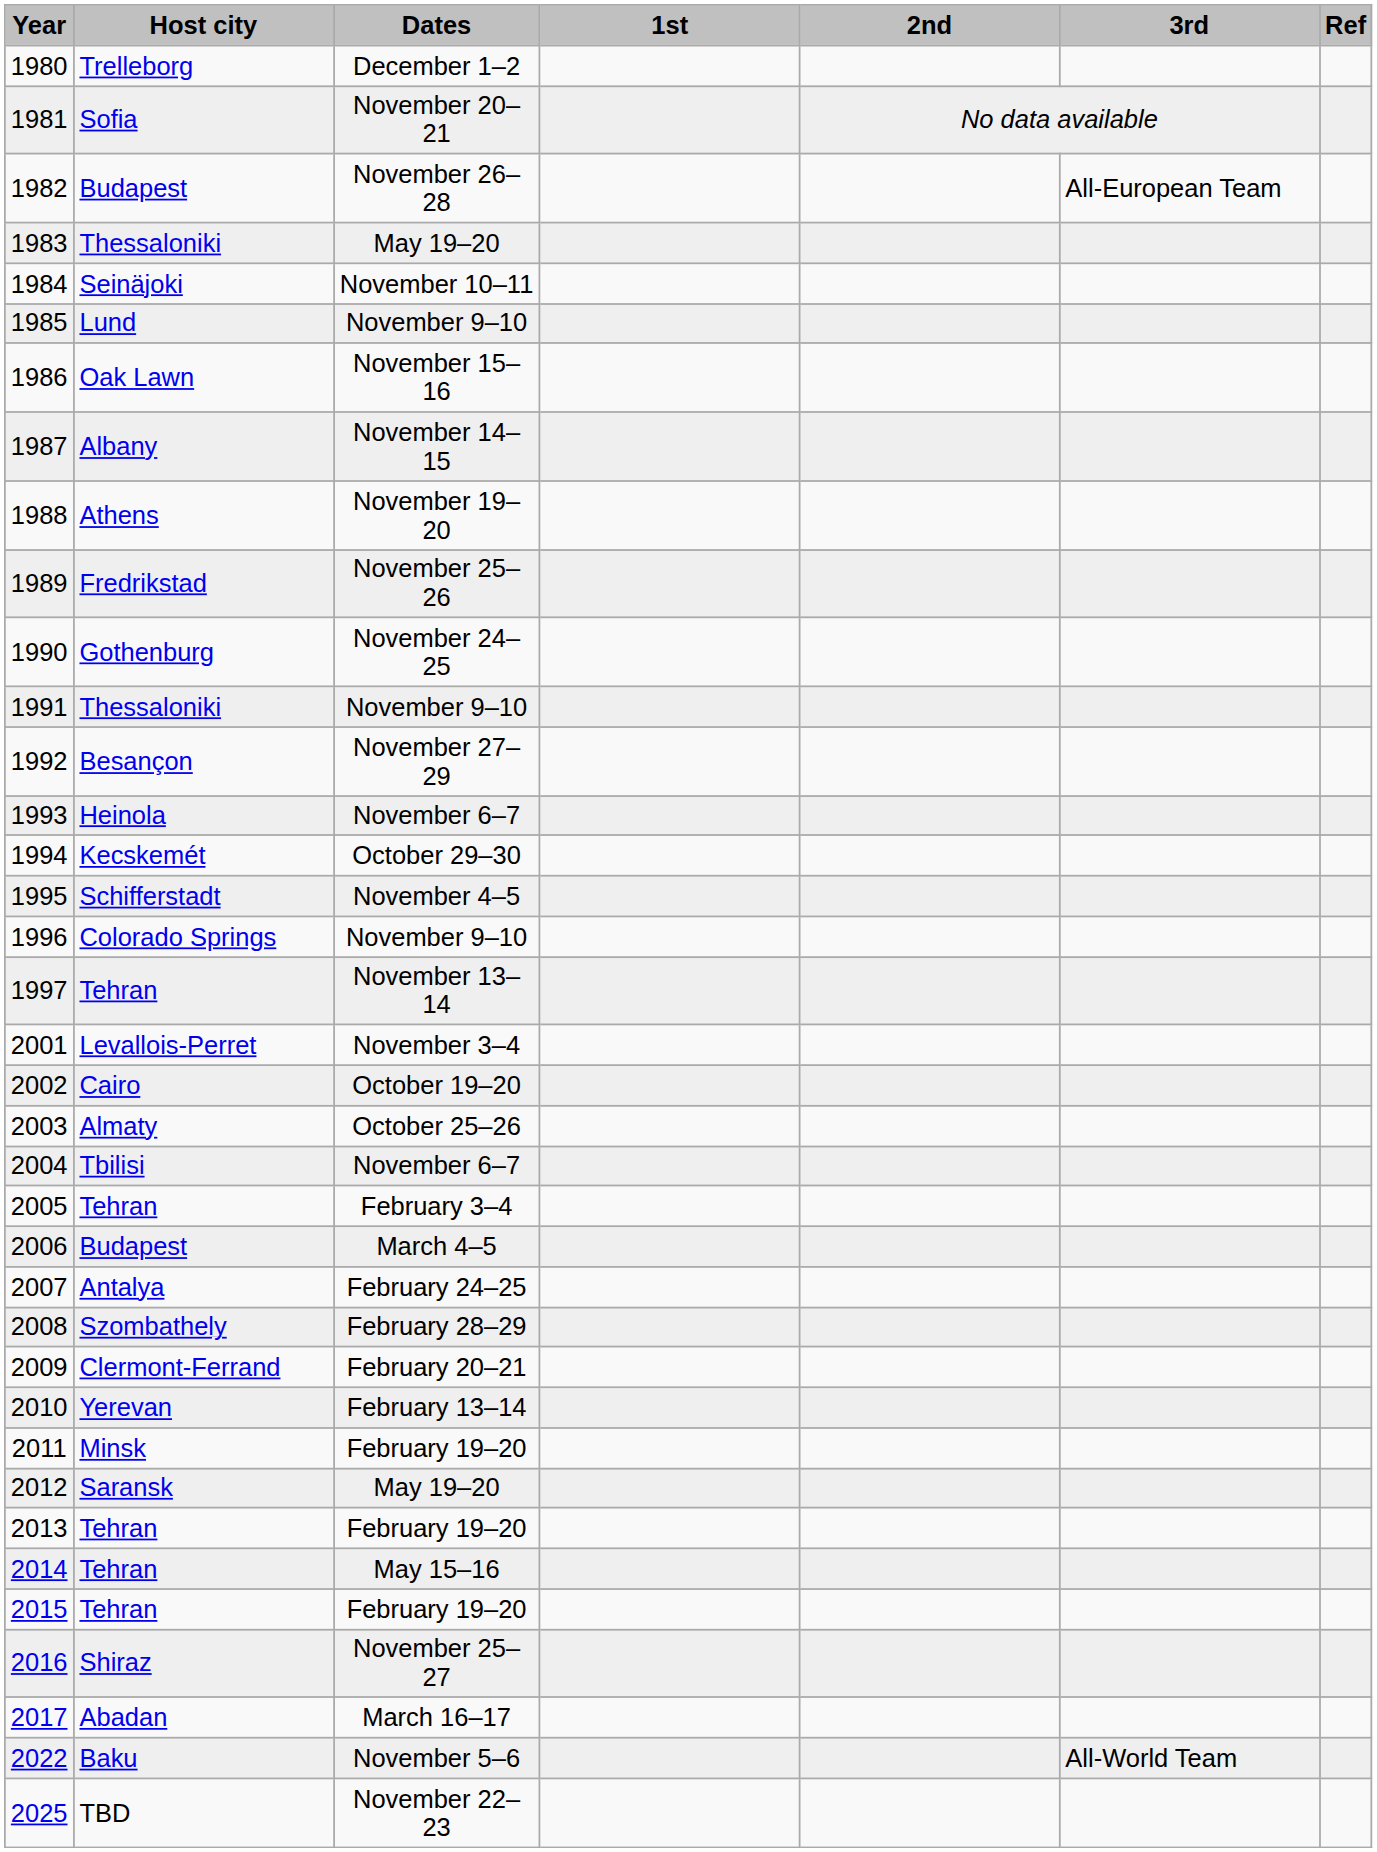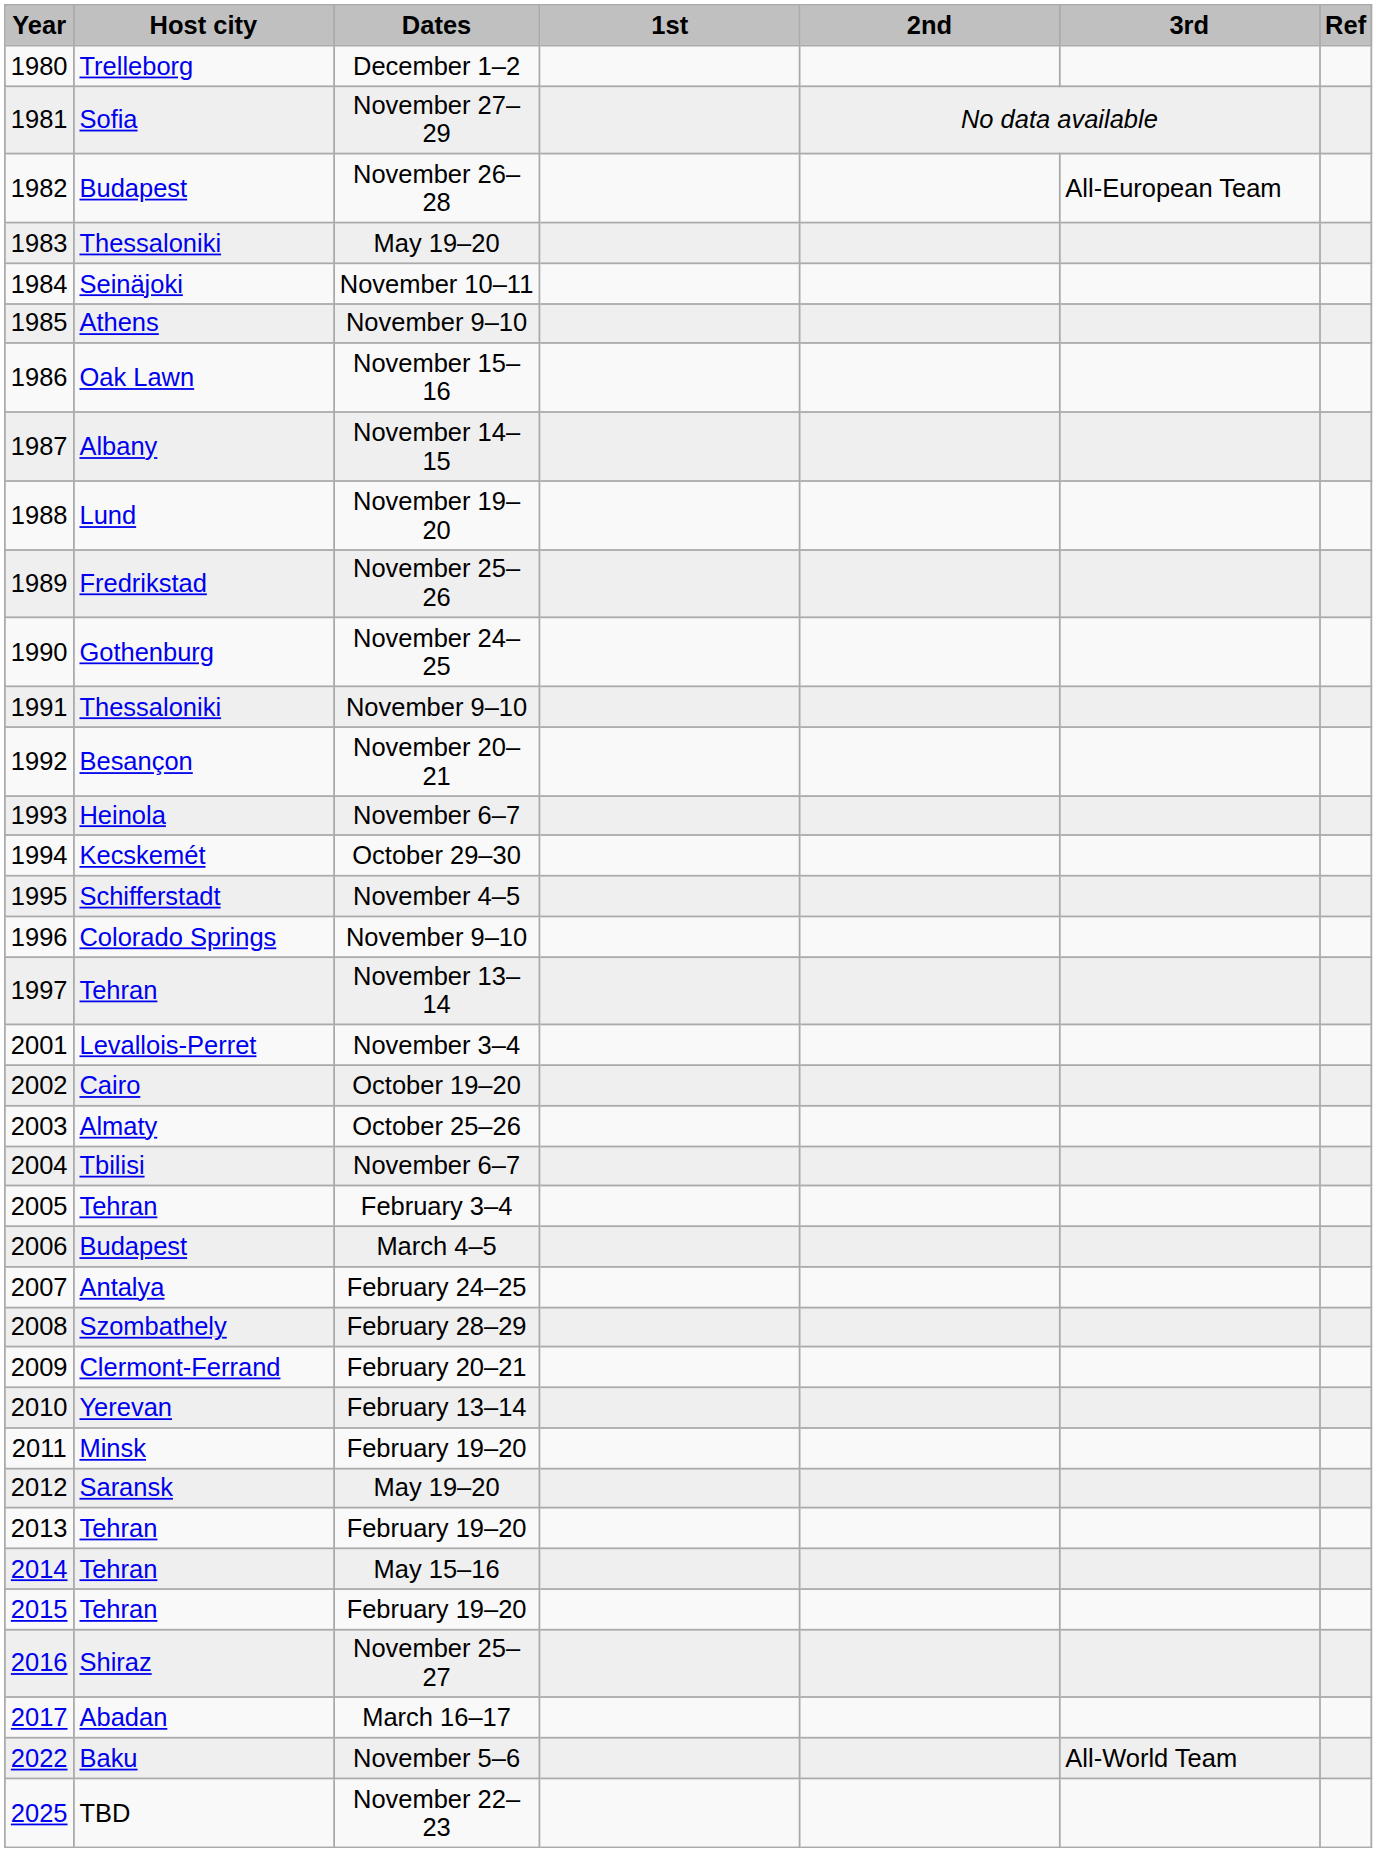(437, 120) November 20–21 -> (437, 120) November 27–29
(108, 324) Lund -> (119, 324) Athens
(119, 515) Athens -> (108, 515) Lund
(437, 761) November 27–29 -> (437, 761) November 20–21
